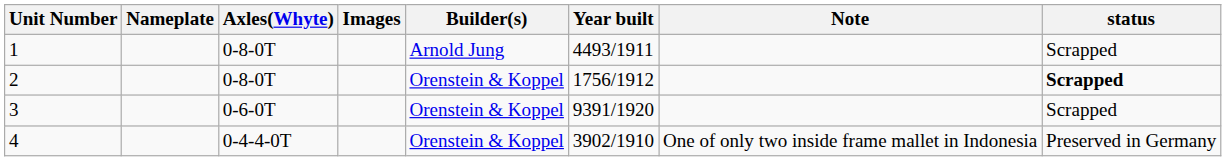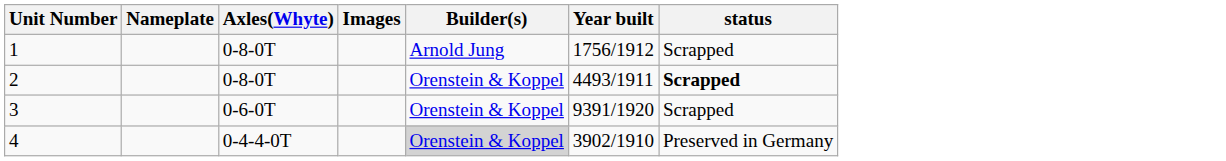- column: (850, 19)
(613, 49) 4493/1911 -> (613, 49) 1756/1912
(613, 79) 1756/1912 -> (613, 79) 4493/1911
(487, 140) no background -> (487, 140) lightgrey background
